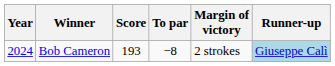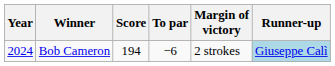(131, 51) 193 -> (131, 51) 194
(170, 51) −8 -> (170, 51) −6
